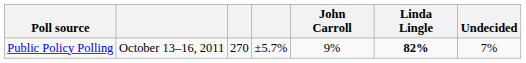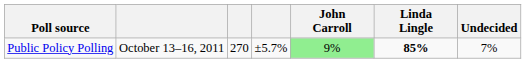(332, 48) no background -> (332, 48) lightgreen background
(416, 48) 82% -> (416, 48) 85%
